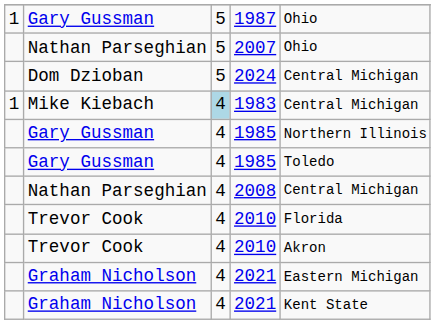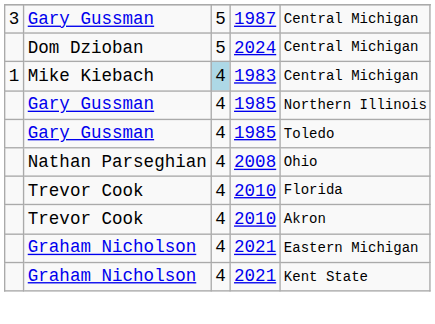(14, 19) 1 -> (14, 19) 3
(301, 19) Ohio -> (351, 19) Central Michigan
- row: (117, 48)
(351, 191) Central Michigan -> (301, 162) Ohio
